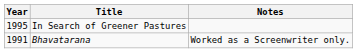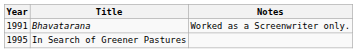rows swapped: (61, 40) <-> (109, 26)
